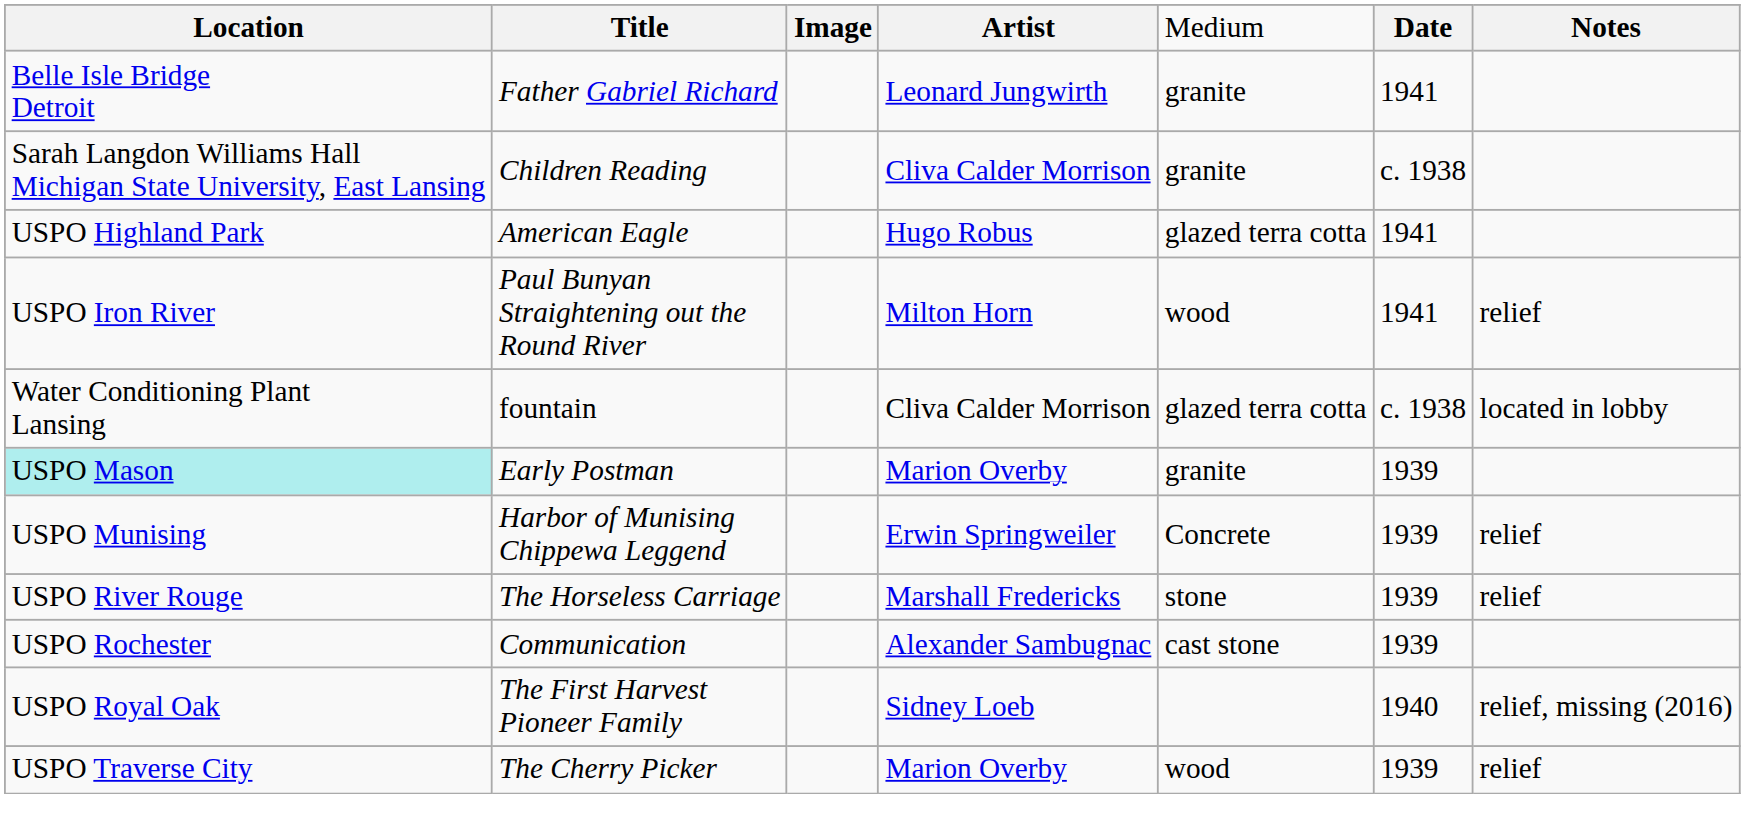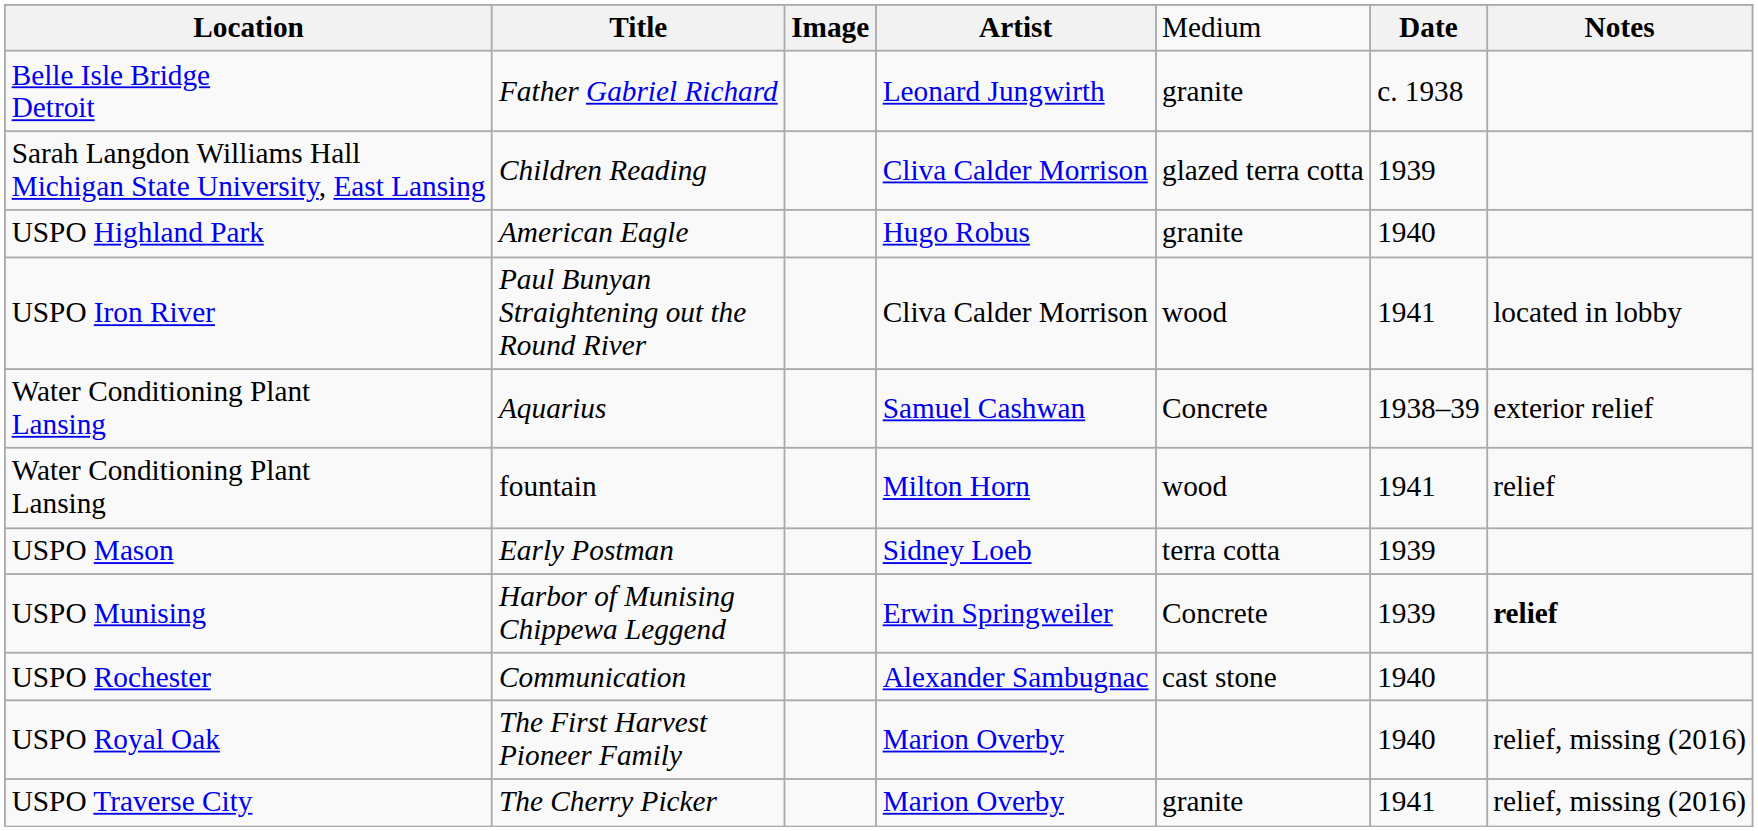(1409, 90) 1941 -> (1420, 90) c. 1938
(1205, 170) granite -> (1263, 170) glazed terra cotta
(1423, 170) c. 1938 -> (1406, 170) 1939
(1266, 232) glazed terra cotta -> (1203, 232) granite
(1409, 232) 1941 -> (1406, 232) 1940
(959, 312) Milton Horn -> (1015, 312) Cliva Calder Morrison
(1510, 312) relief -> (1587, 312) located in lobby
+ row: (553, 408)
(1018, 408) Cliva Calder Morrison -> (956, 487) Milton Horn
(1266, 408) glazed terra cotta -> (1195, 487) wood
(1423, 408) c. 1938 -> (1406, 487) 1941
(1574, 408) located in lobby -> (1524, 487) relief
(93, 471) paleturquoise background -> (93, 550) no background
(976, 471) Marion Overby -> (957, 550) Sidney Loeb
(1205, 471) granite -> (1221, 550) terra cotta
(1510, 533) normal -> (1525, 613) bold
- row: (640, 596)
(1409, 643) 1939 -> (1406, 676) 1940
(960, 706) Sidney Loeb -> (973, 739) Marion Overby
(1197, 769) wood -> (1203, 802) granite
(1409, 769) 1939 -> (1406, 802) 1941
(1510, 769) relief -> (1620, 802) relief, missing (2016)
